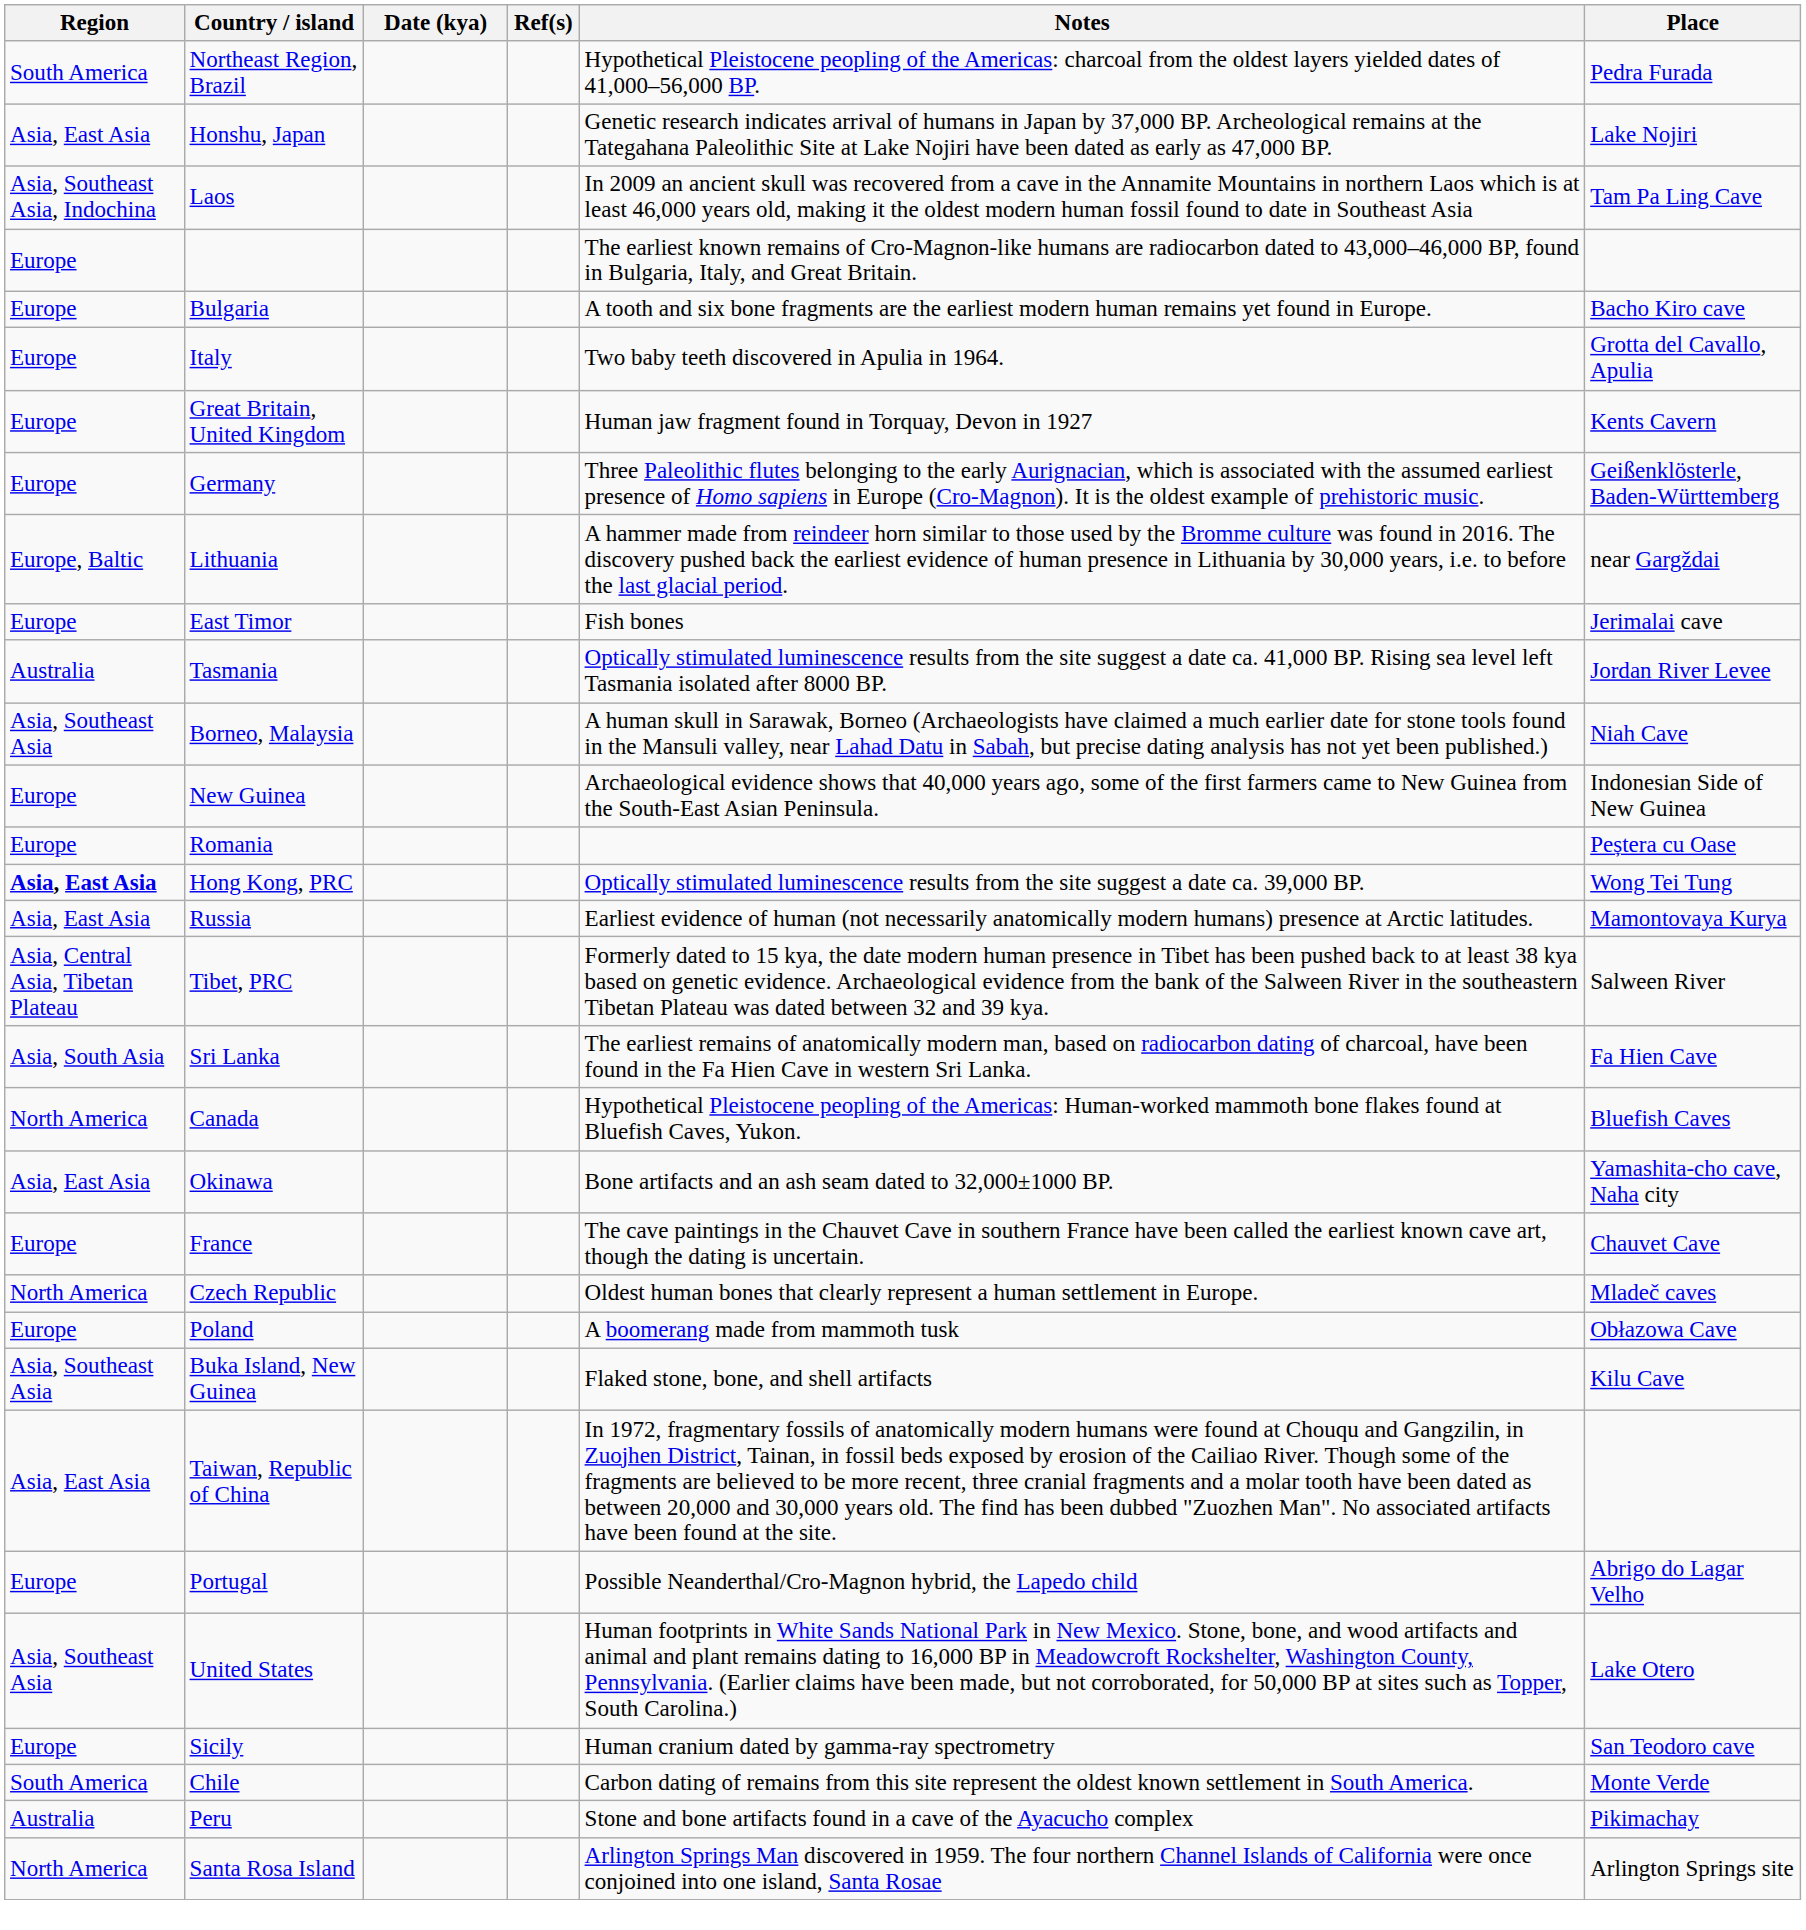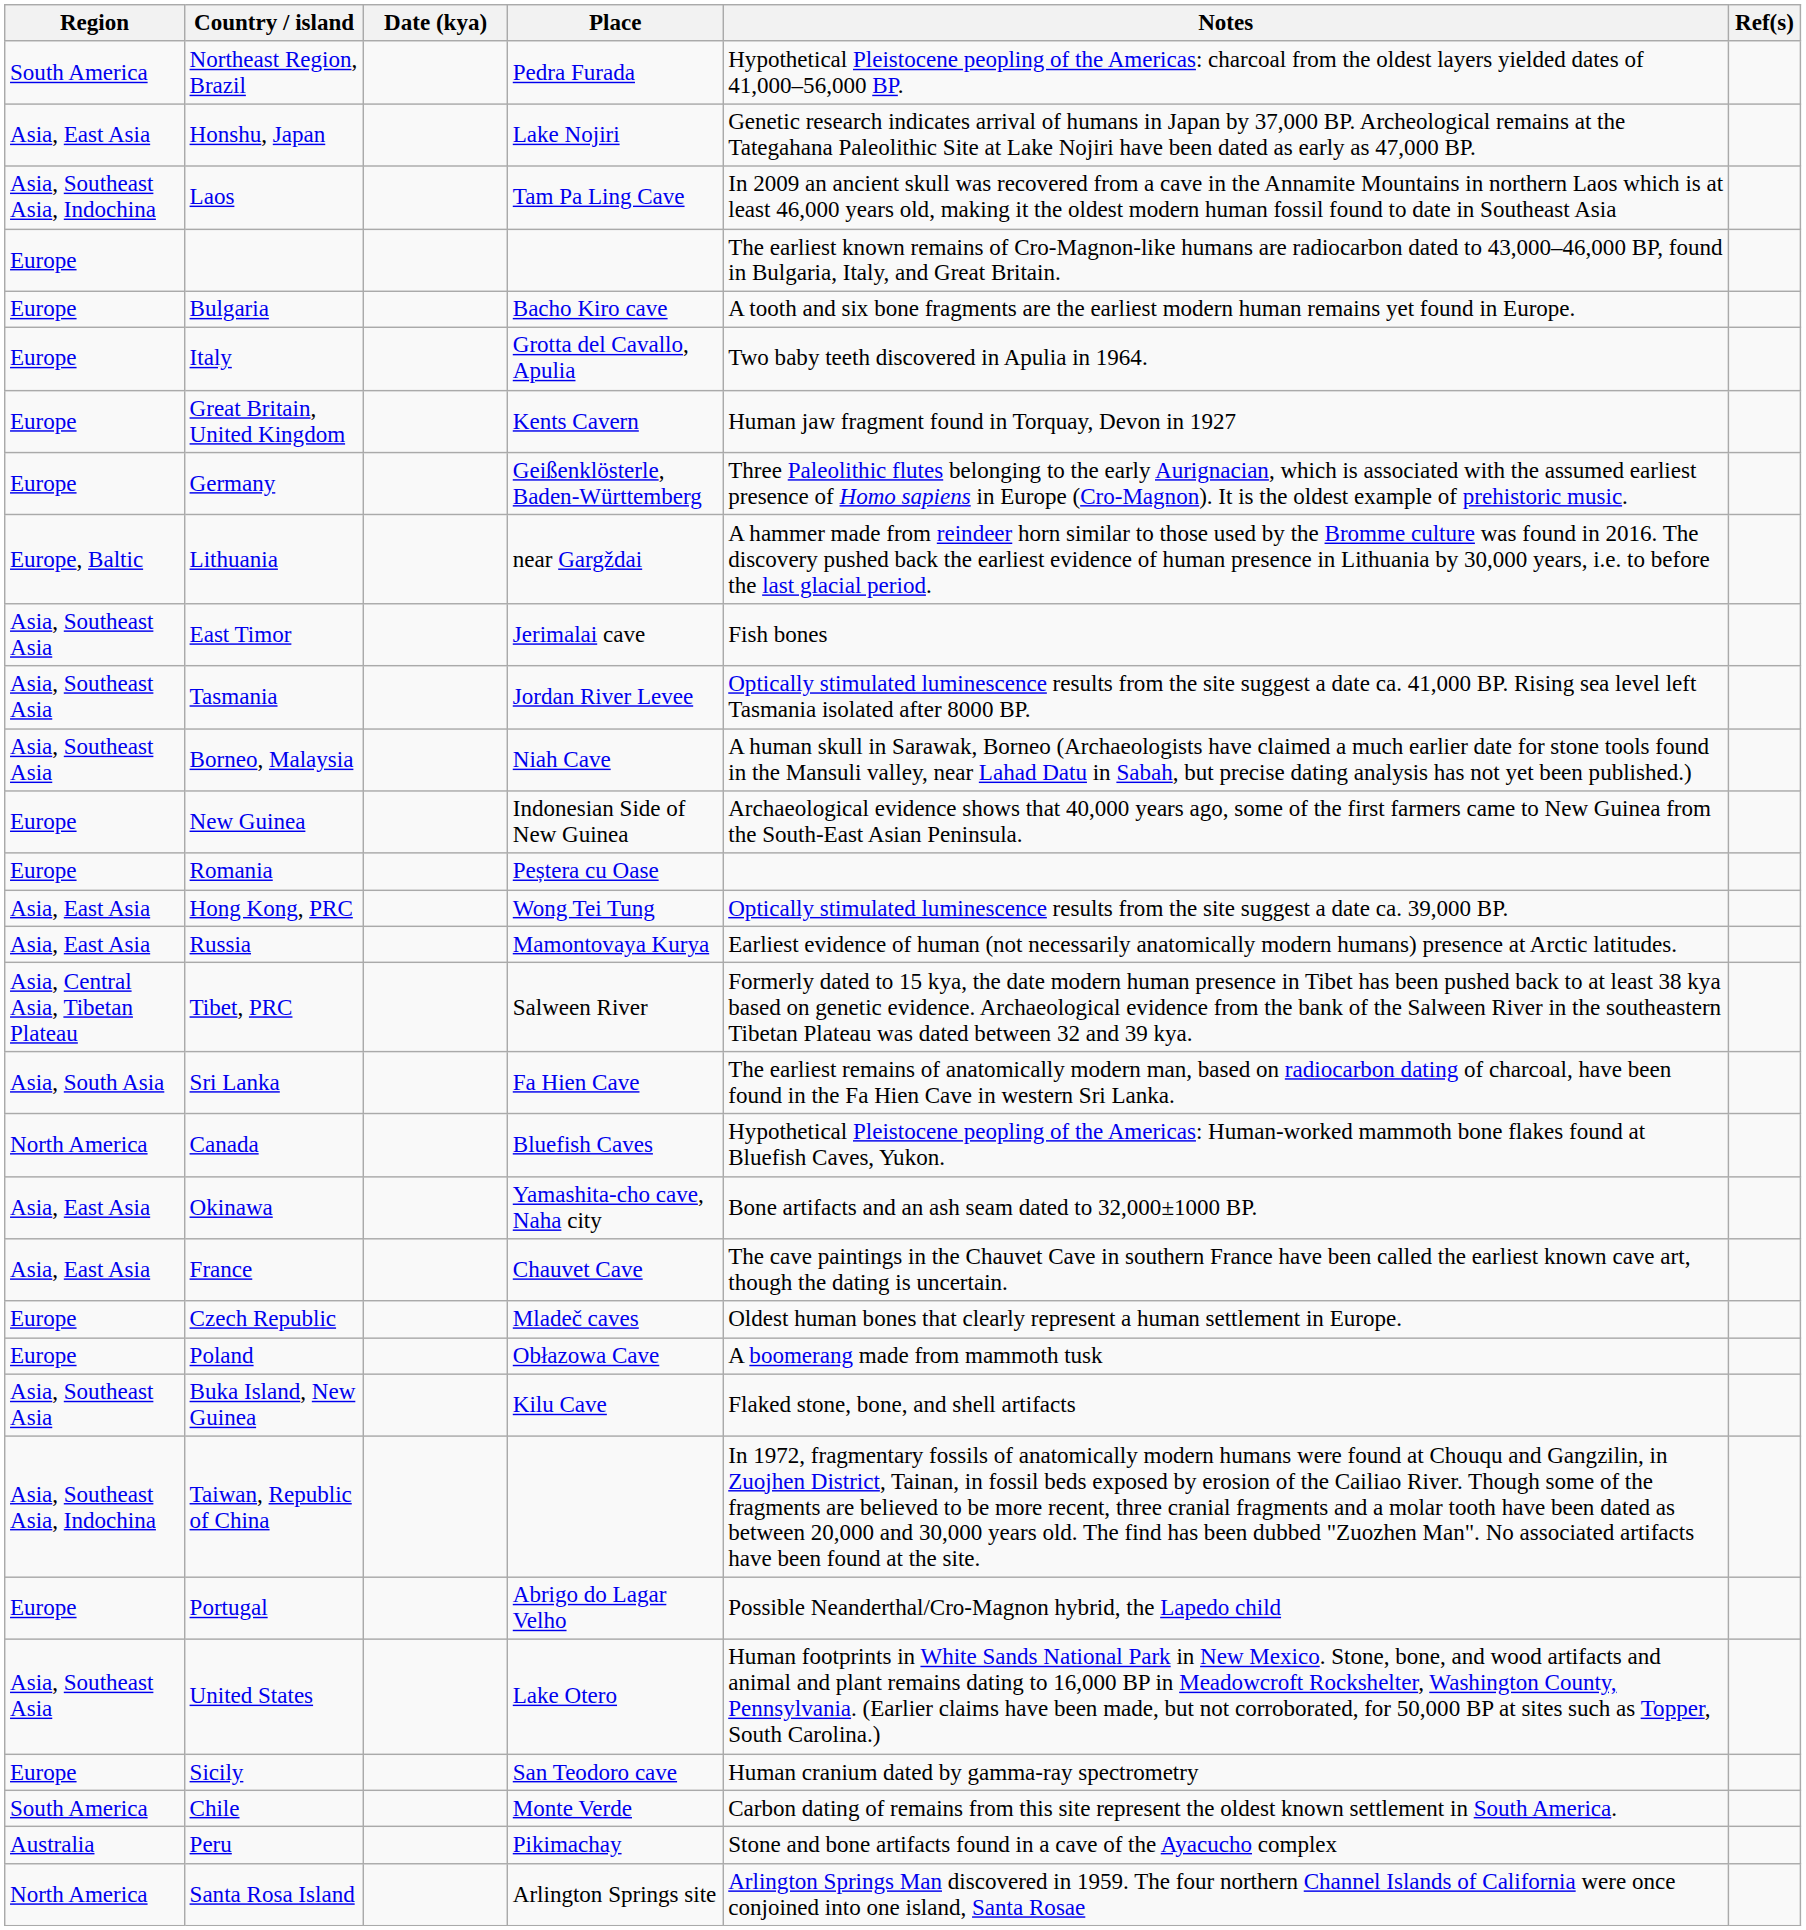columns swapped: (1693, 22) <-> (543, 22)
(43, 621) Europe -> (82, 634) Asia, Southeast Asia
(52, 670) Australia -> (82, 696) Asia, Southeast Asia
(83, 881) bold -> (80, 907) normal
(43, 1243) Europe -> (80, 1269) Asia, East Asia
(79, 1293) North America -> (43, 1319) Europe
(80, 1480) Asia, East Asia -> (83, 1506) Asia, Southeast Asia, Indochina
